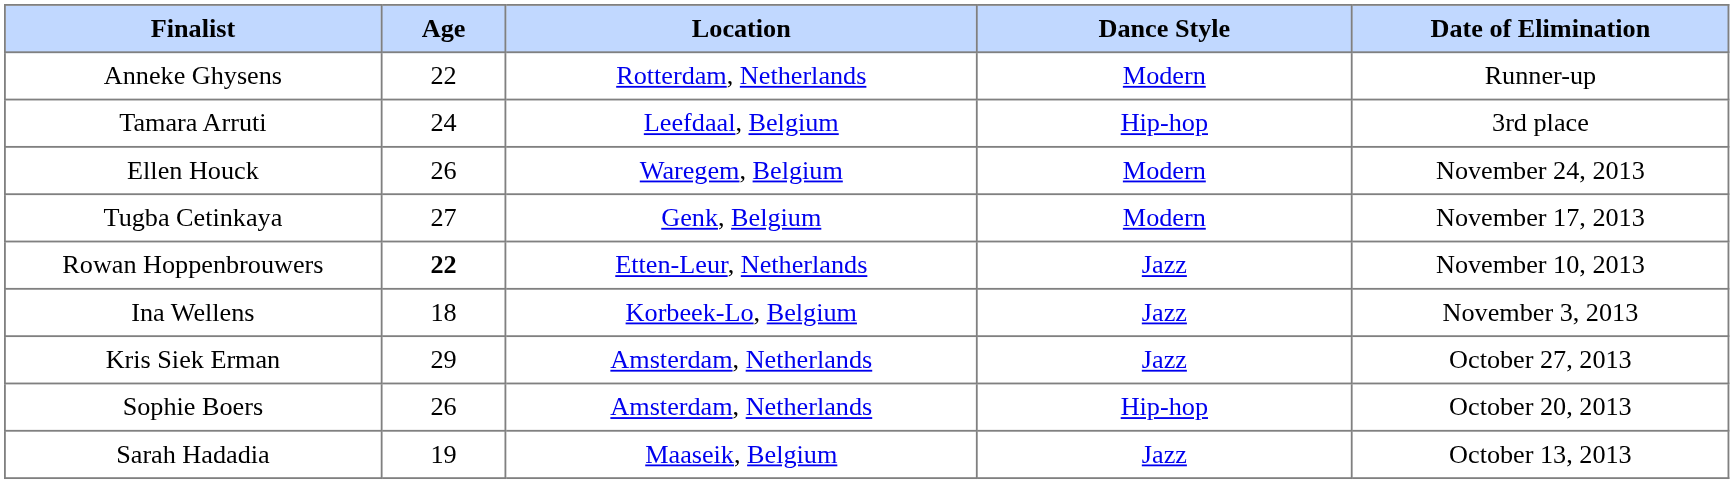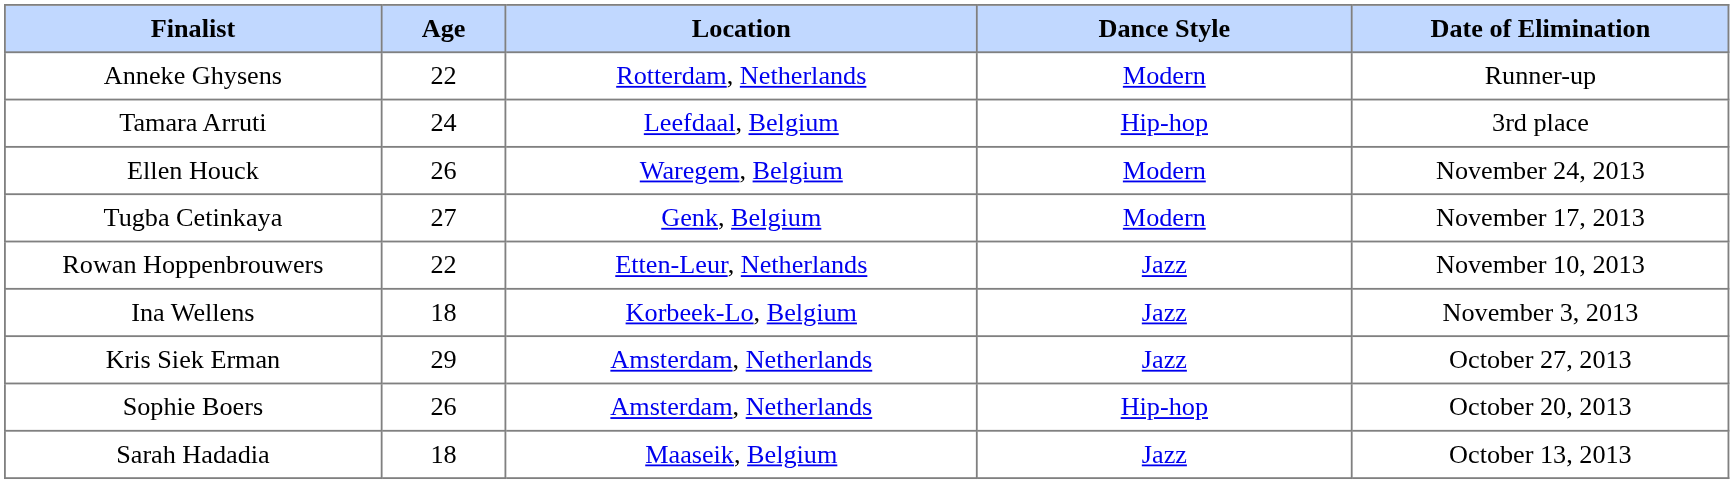(444, 264) bold -> (444, 264) normal
(444, 454) 19 -> (444, 454) 18
